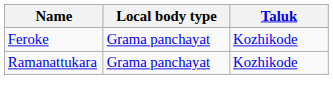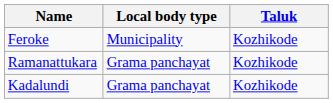(158, 39) Grama panchayat -> (145, 39) Municipality
+ row: (39, 86)
